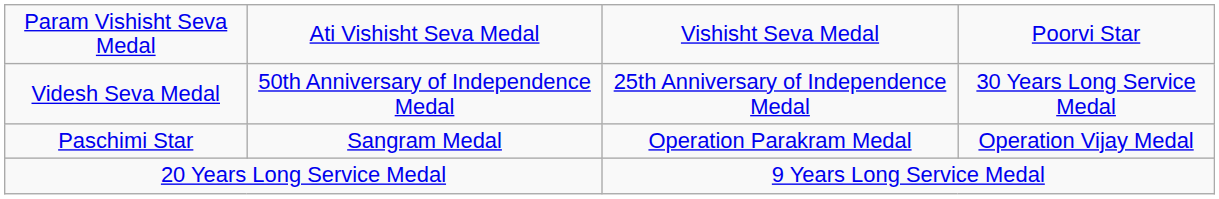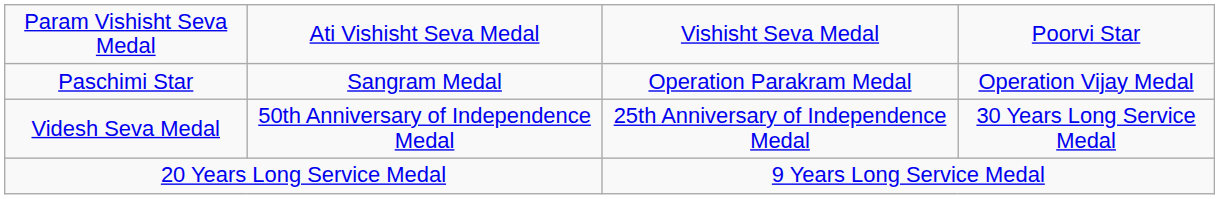rows swapped: (126, 140) <-> (126, 93)
